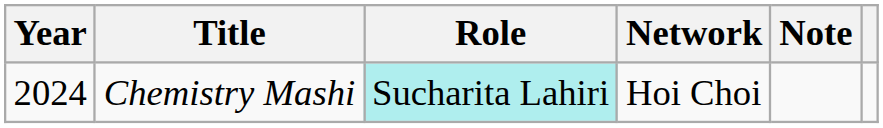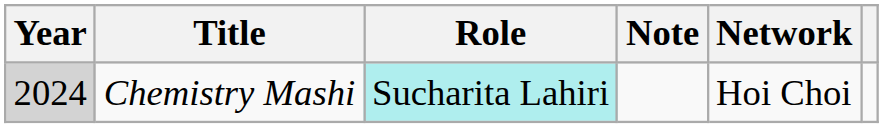columns swapped: (694, 33) <-> (816, 33)
(50, 91) no background -> (50, 91) lightgrey background
